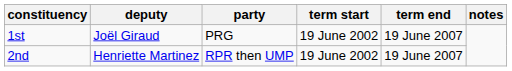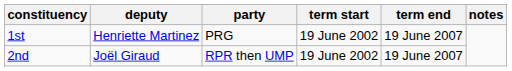(126, 35) Joël Giraud -> (146, 35) Henriette Martinez
(146, 55) Henriette Martinez -> (126, 55) Joël Giraud
